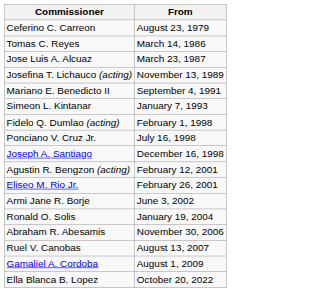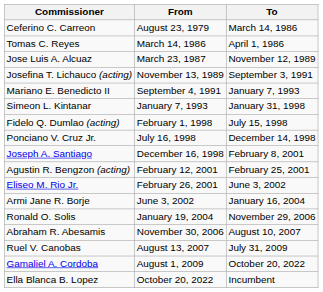+ column: (272, 12)
